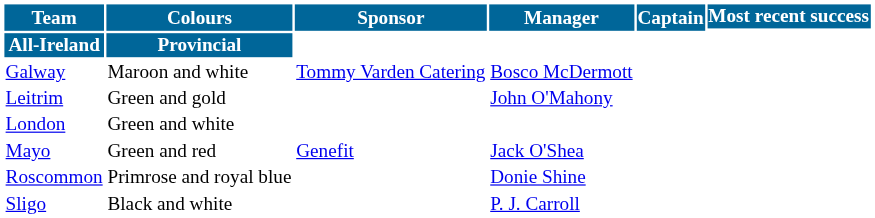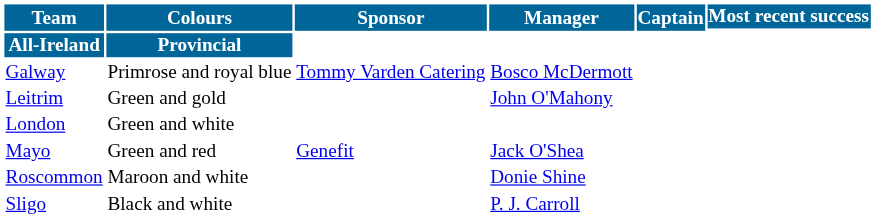(178, 71) Maroon and white -> (199, 71) Primrose and royal blue
(199, 177) Primrose and royal blue -> (178, 177) Maroon and white
